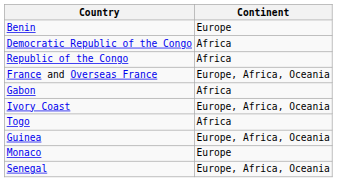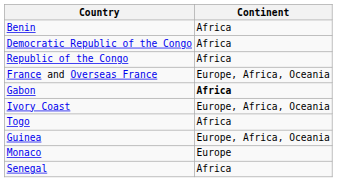(214, 28) Europe -> (214, 28) Africa
(214, 91) normal -> (214, 91) bold
(263, 169) Europe, Africa, Oceania -> (214, 169) Africa
